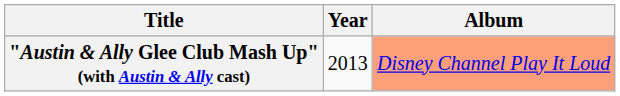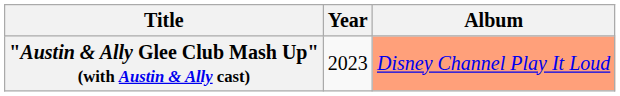(348, 63) 2013 -> (348, 63) 2023
